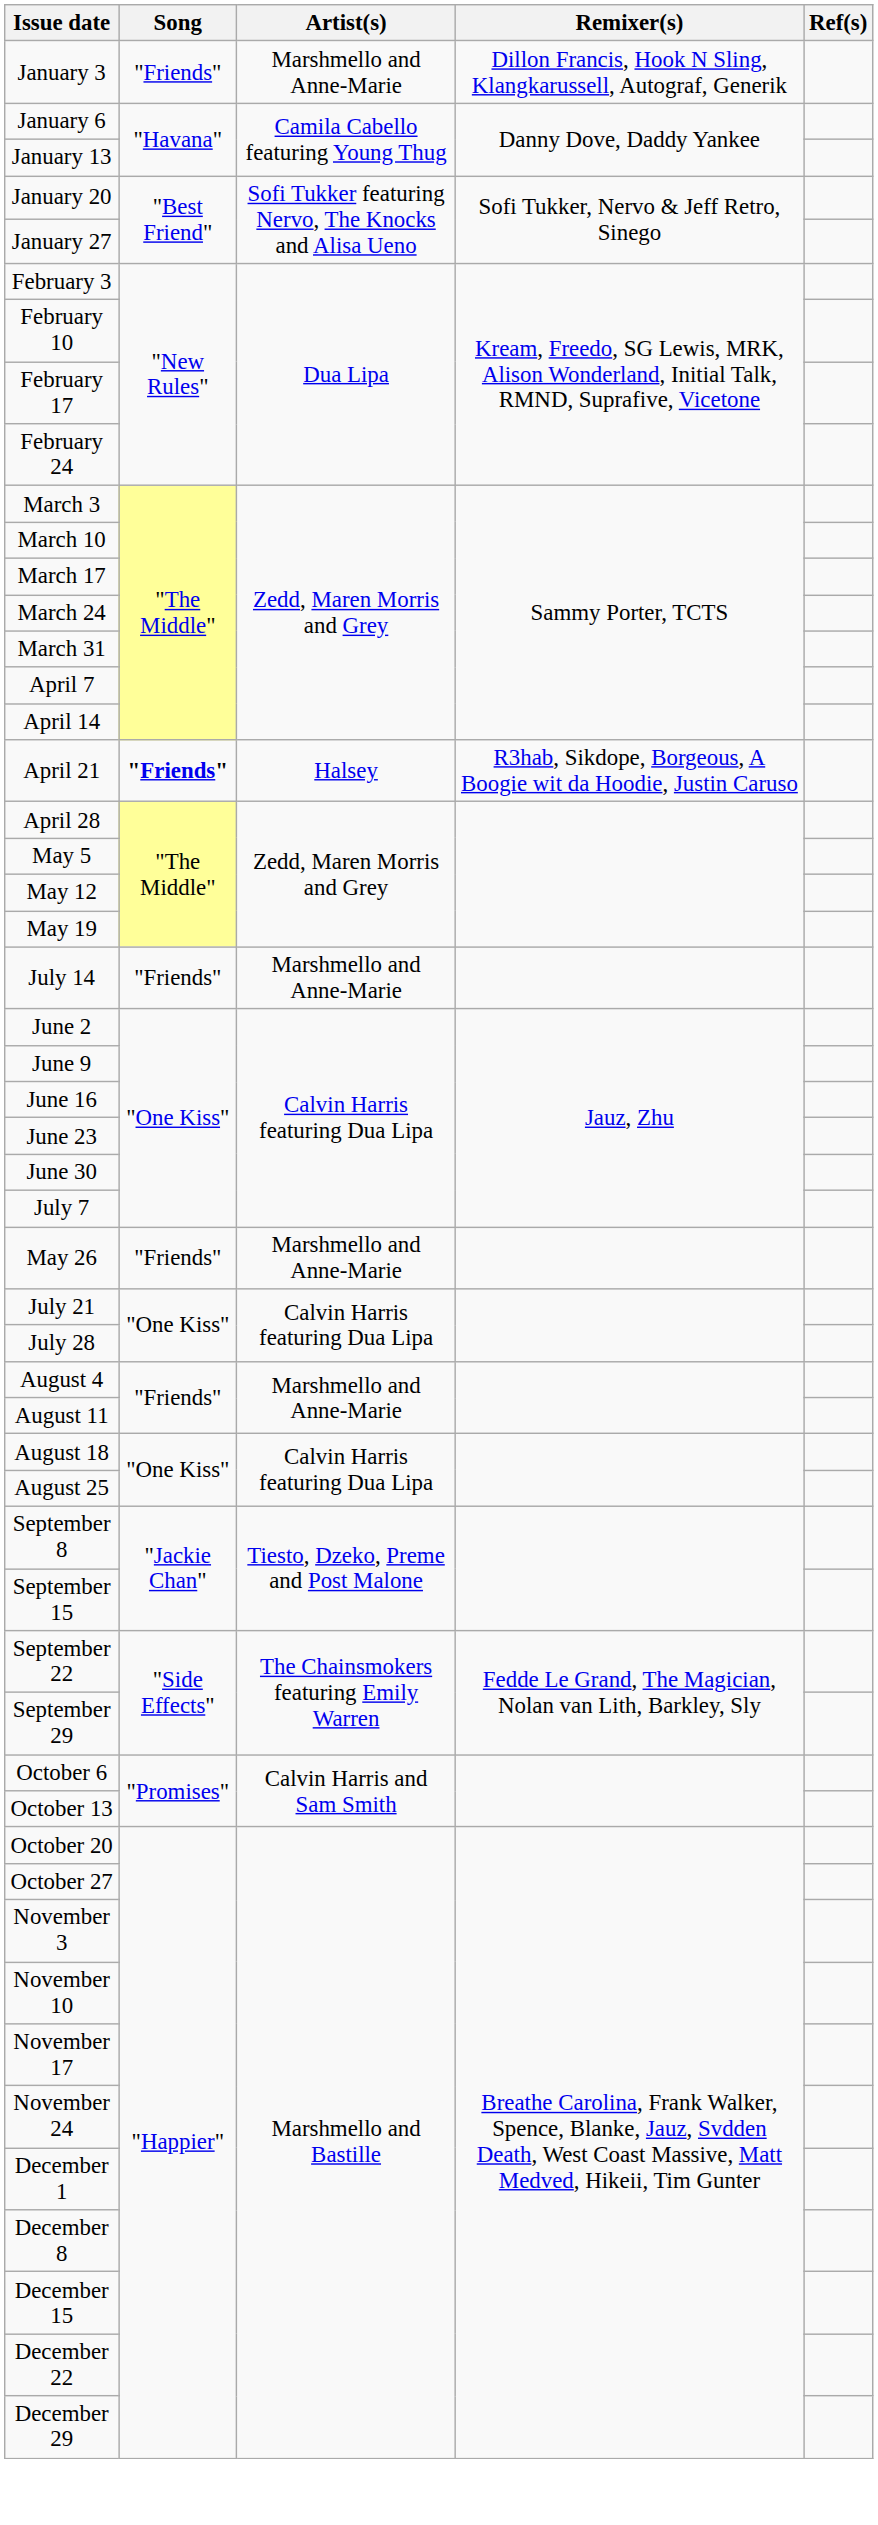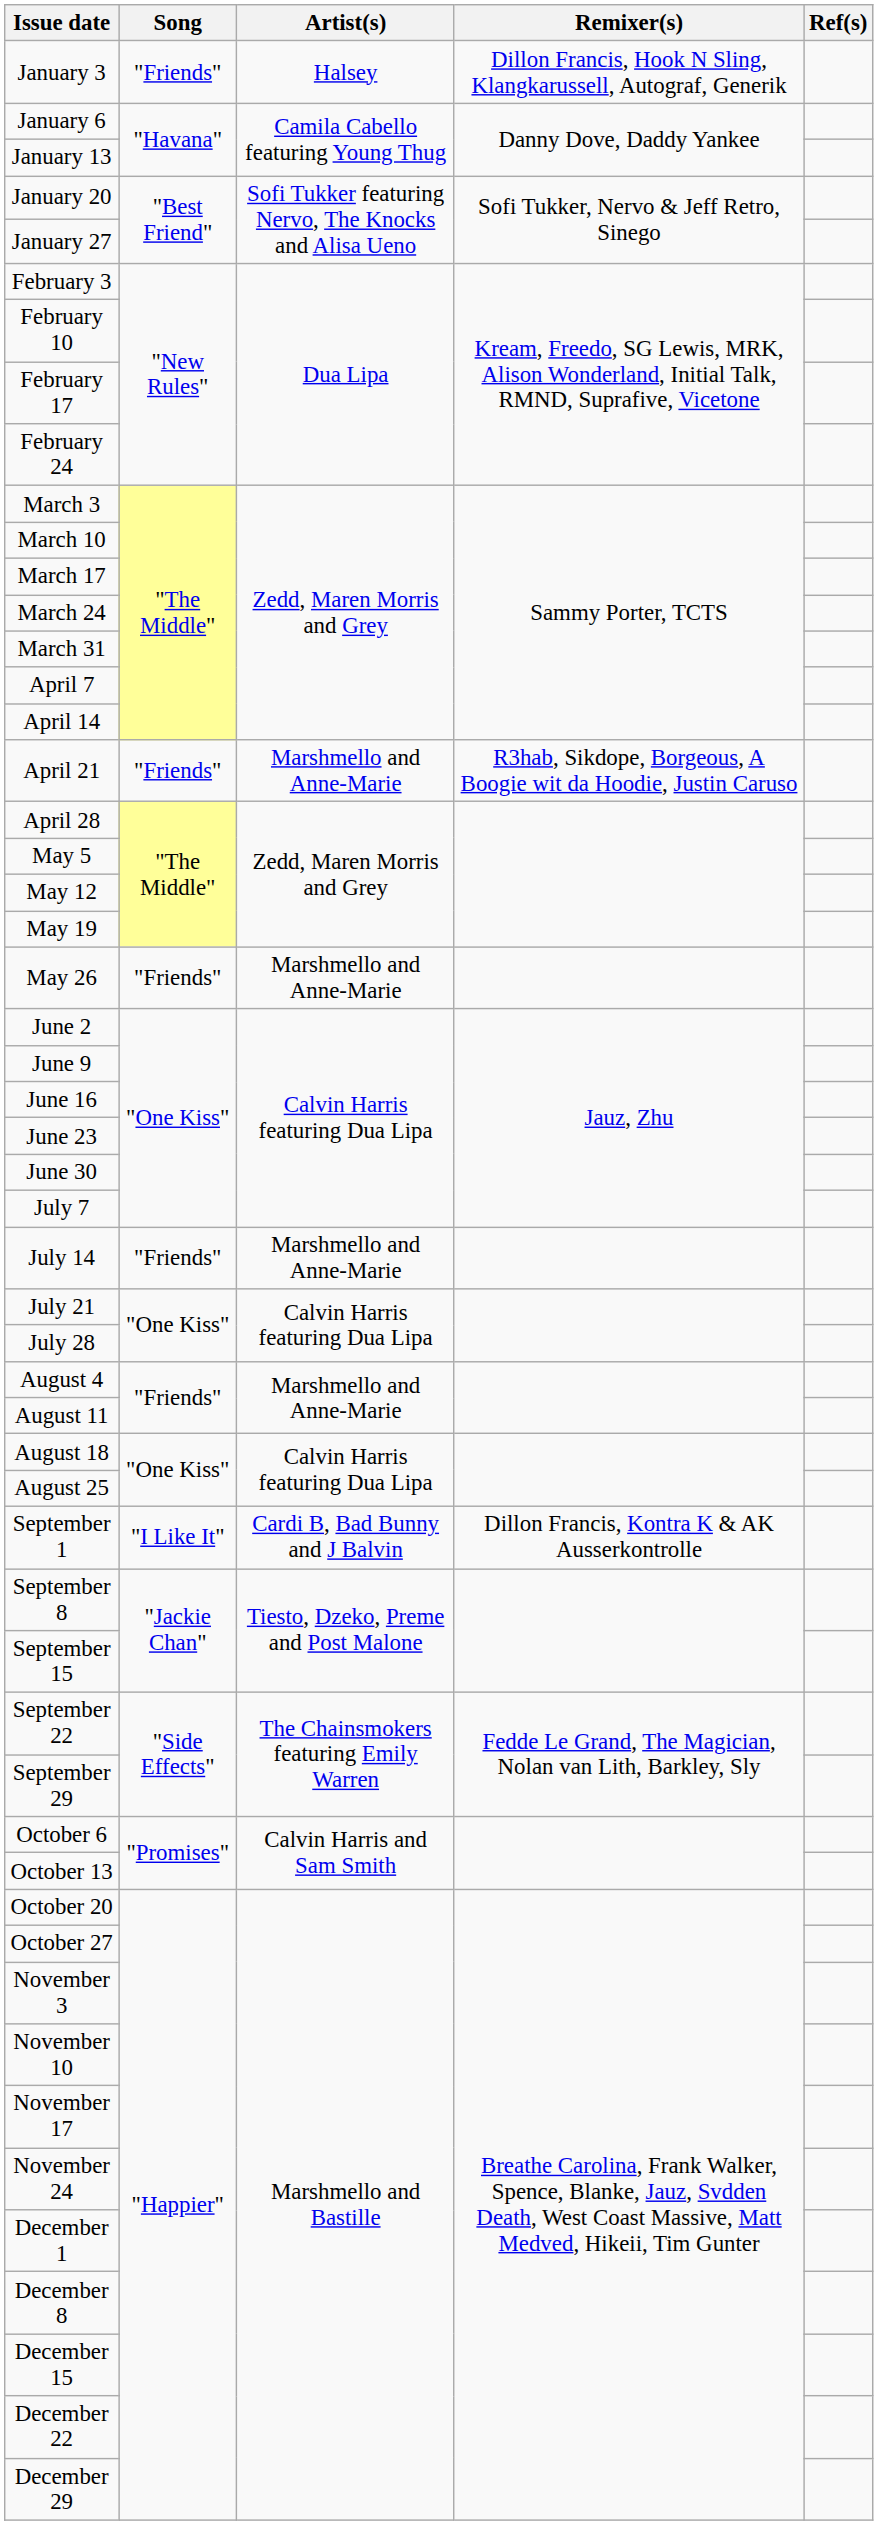(346, 71) Marshmello and Anne-Marie -> (346, 71) Halsey
(178, 770) bold -> (178, 770) normal
(346, 770) Halsey -> (346, 770) Marshmello and Anne-Marie
rows swapped: (62, 1257) <-> (62, 977)
+ row: (62, 1537)
